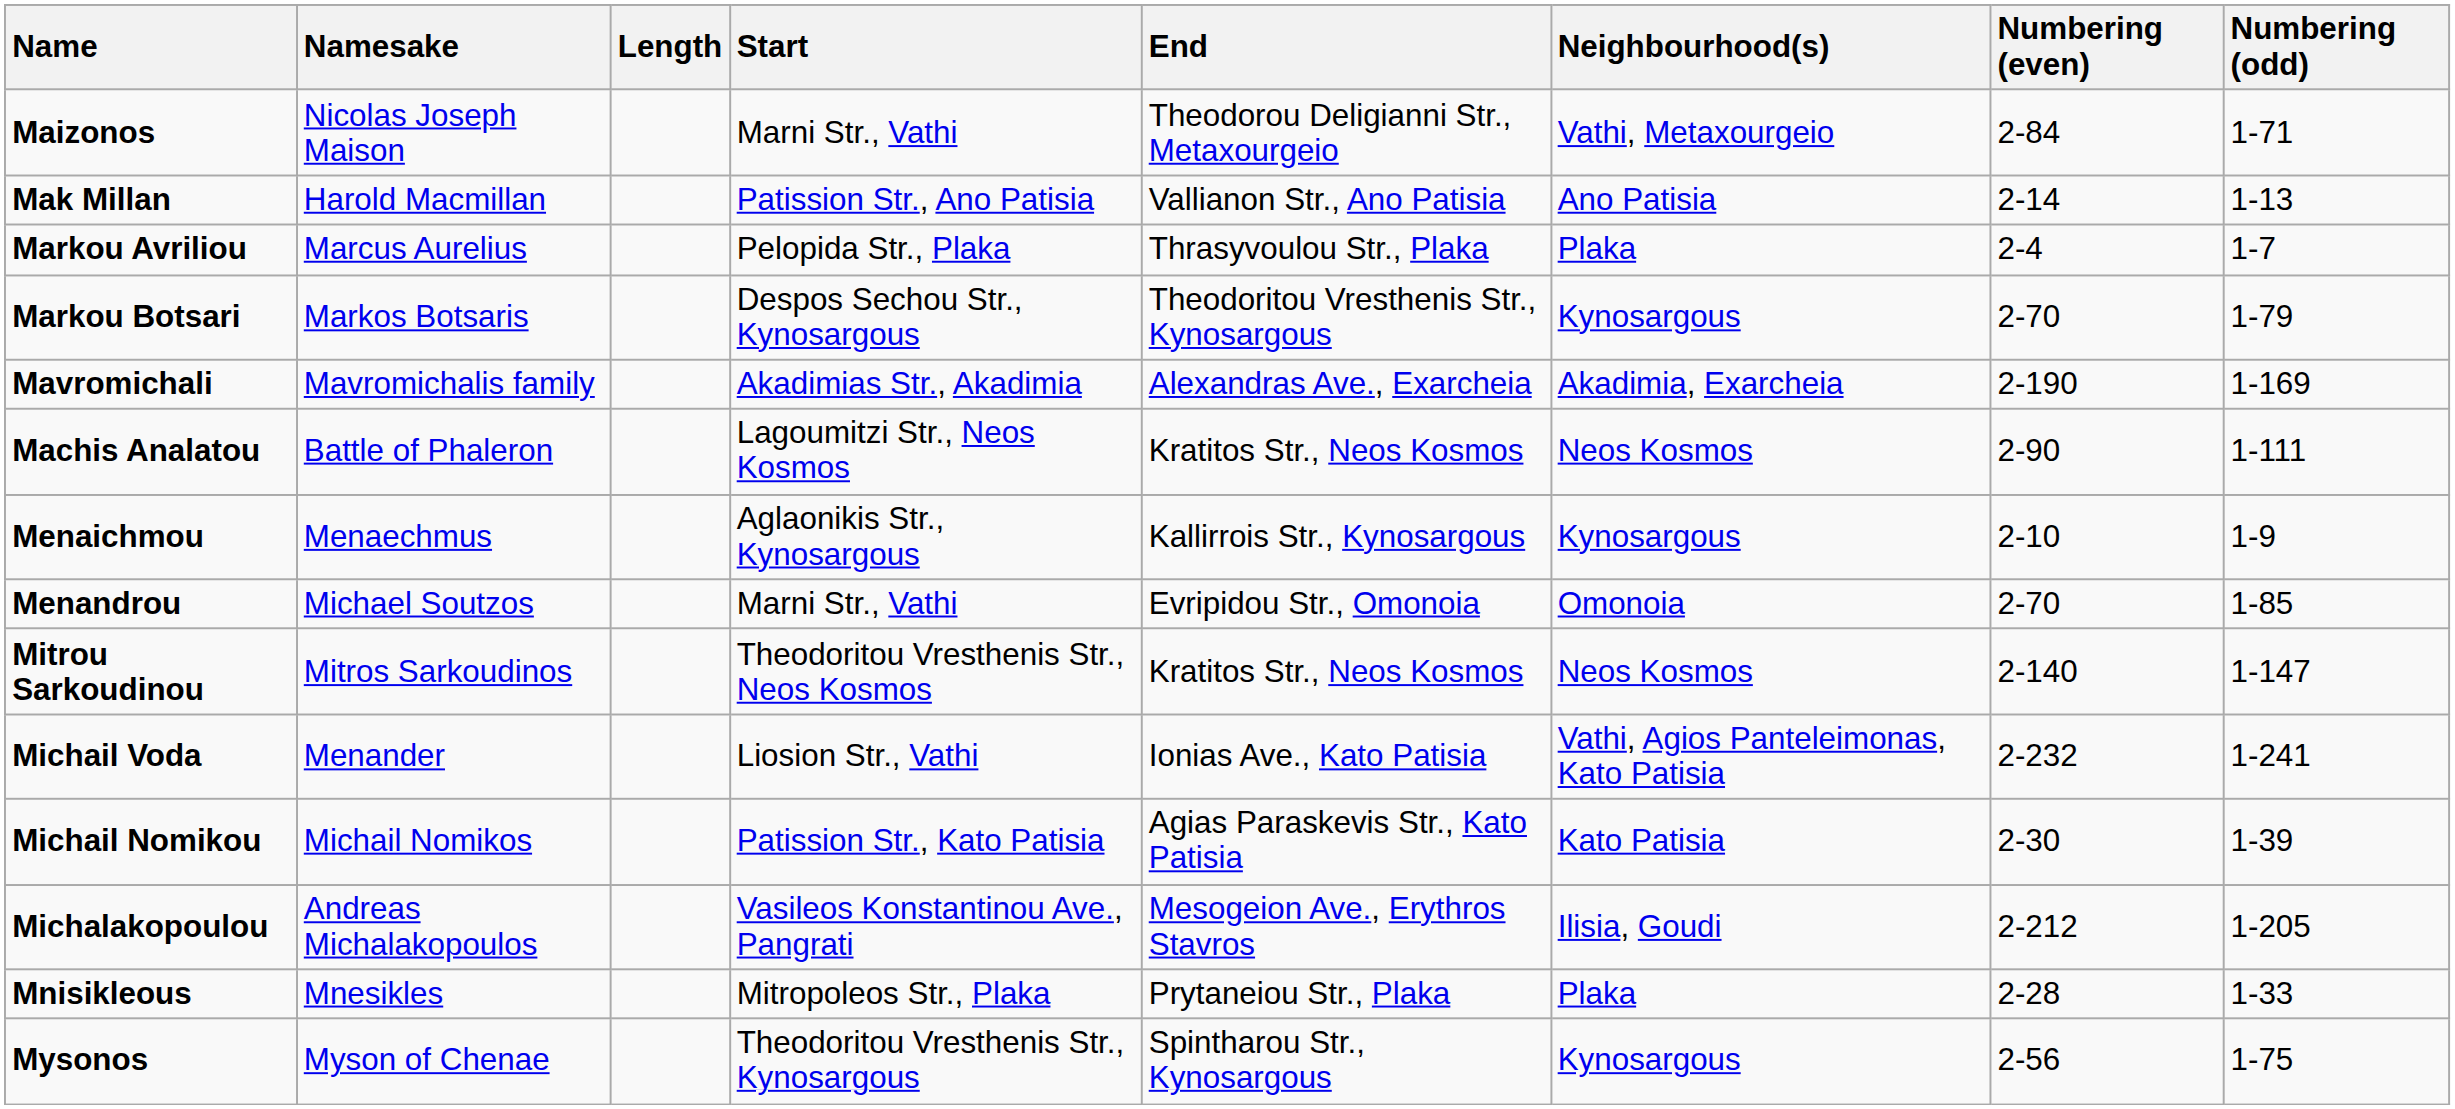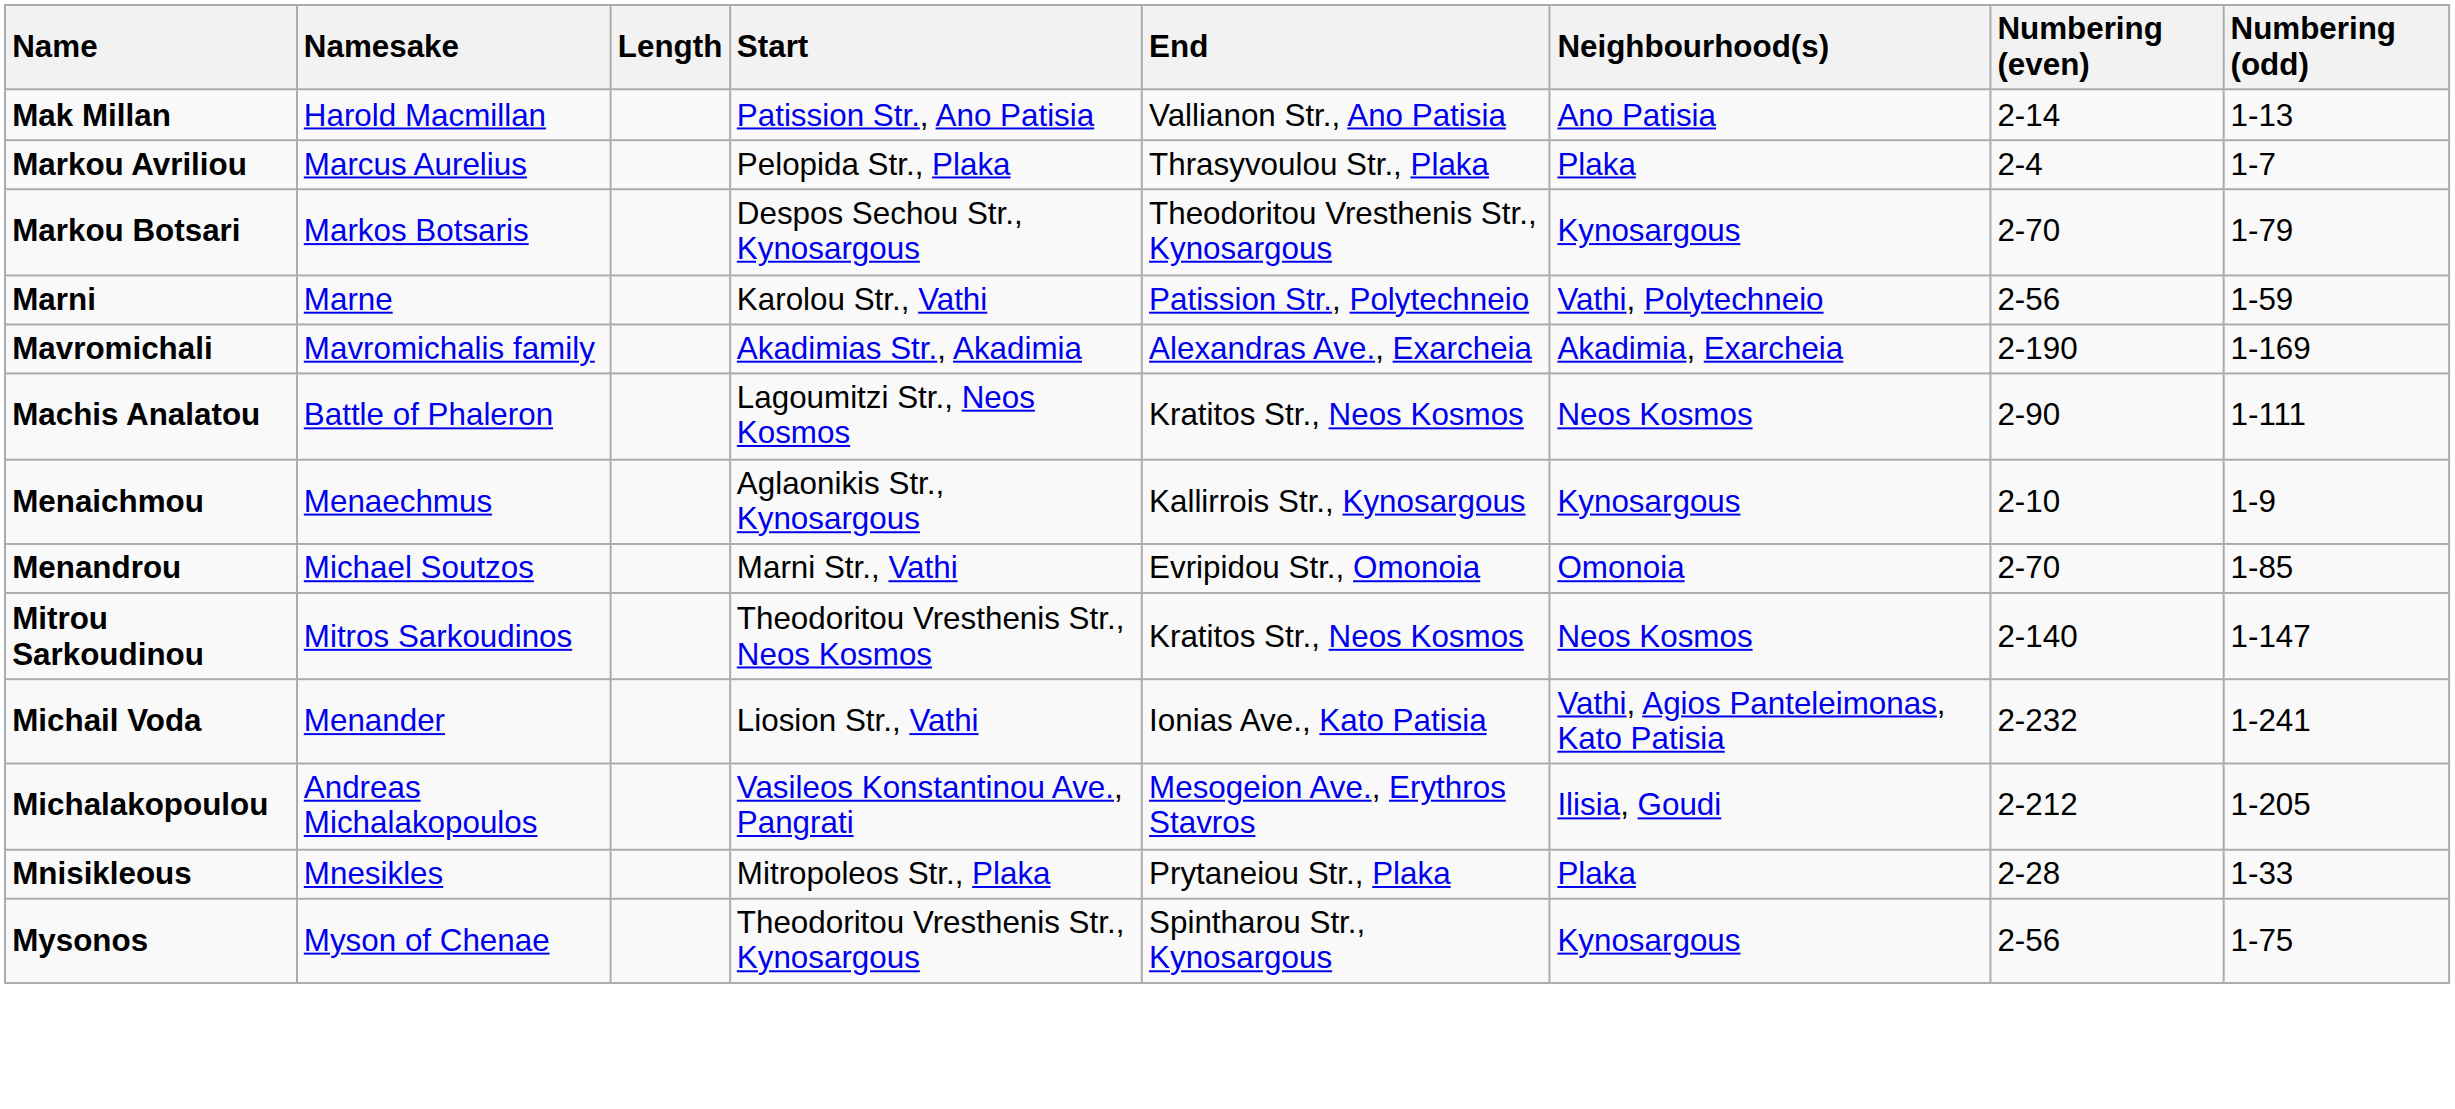- row: (84, 132)
+ row: (54, 298)
- row: (137, 841)
